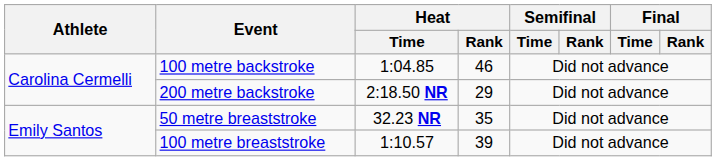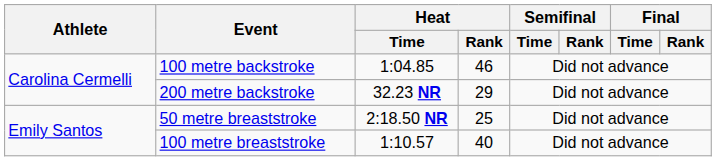(407, 93) 2:18.50 NR -> (407, 93) 32.23 NR
(407, 118) 32.23 NR -> (407, 118) 2:18.50 NR
(484, 118) 35 -> (484, 118) 25
(484, 144) 39 -> (484, 144) 40
